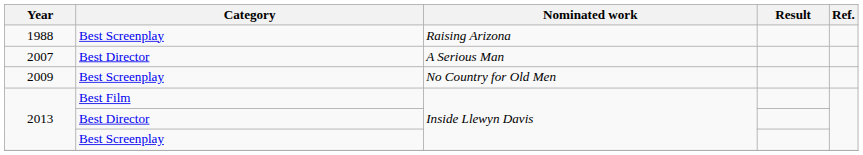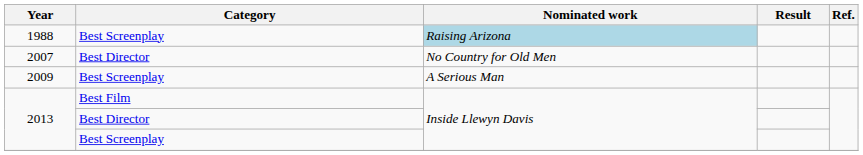(469, 35) no background -> (469, 35) lightblue background
(465, 56) A Serious Man -> (491, 56) No Country for Old Men
(491, 77) No Country for Old Men -> (465, 77) A Serious Man
